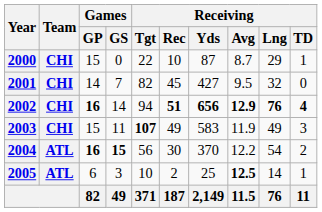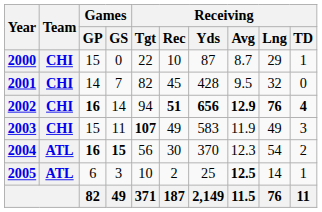(208, 83) 427 -> (208, 83) 428
(243, 151) 12.2 -> (243, 151) 12.3
